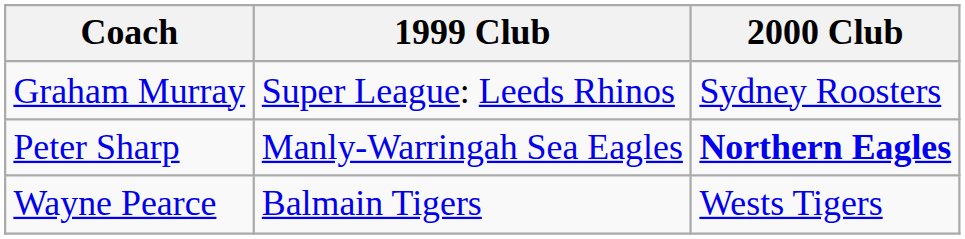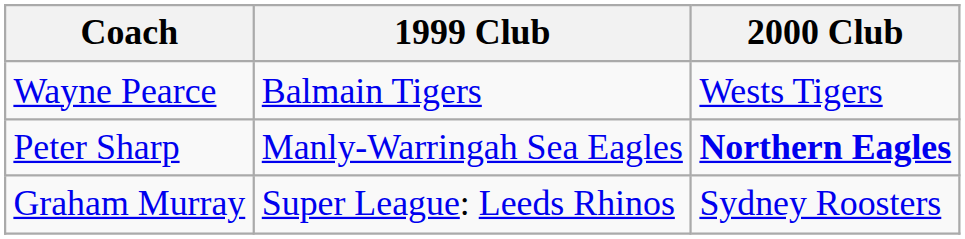rows swapped: (115, 203) <-> (129, 89)
